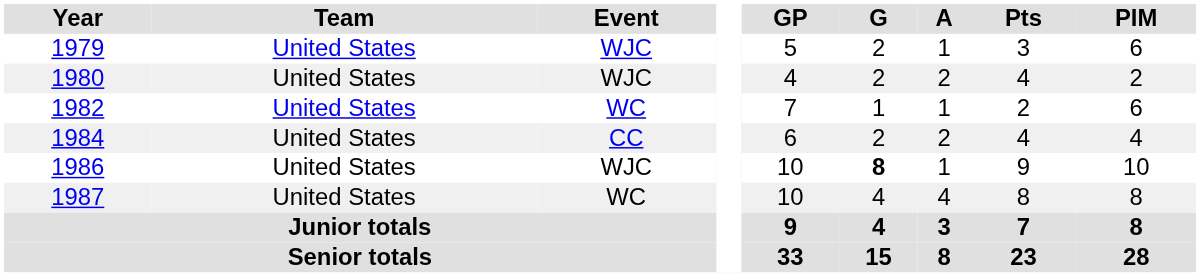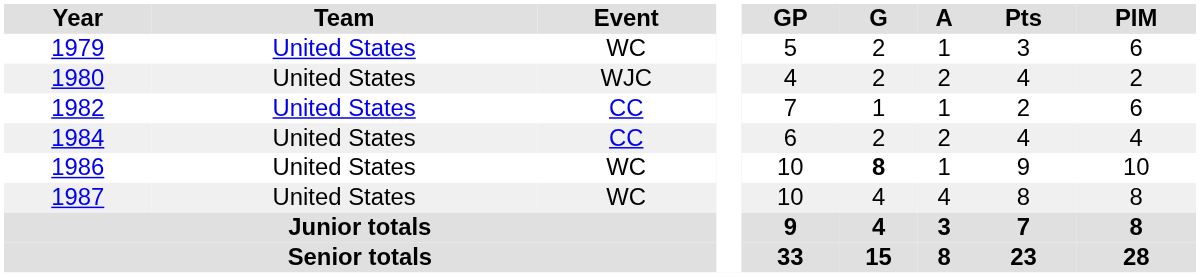(626, 48) WJC -> (626, 48) WC
(626, 108) WC -> (626, 108) CC
(626, 167) WJC -> (626, 167) WC
